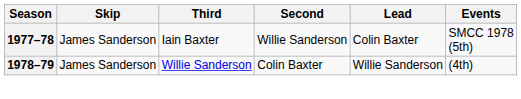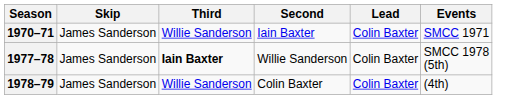+ row: (31, 33)
(190, 39) normal -> (192, 58) bold
(398, 65) Willie Sanderson -> (385, 84) Colin Baxter
